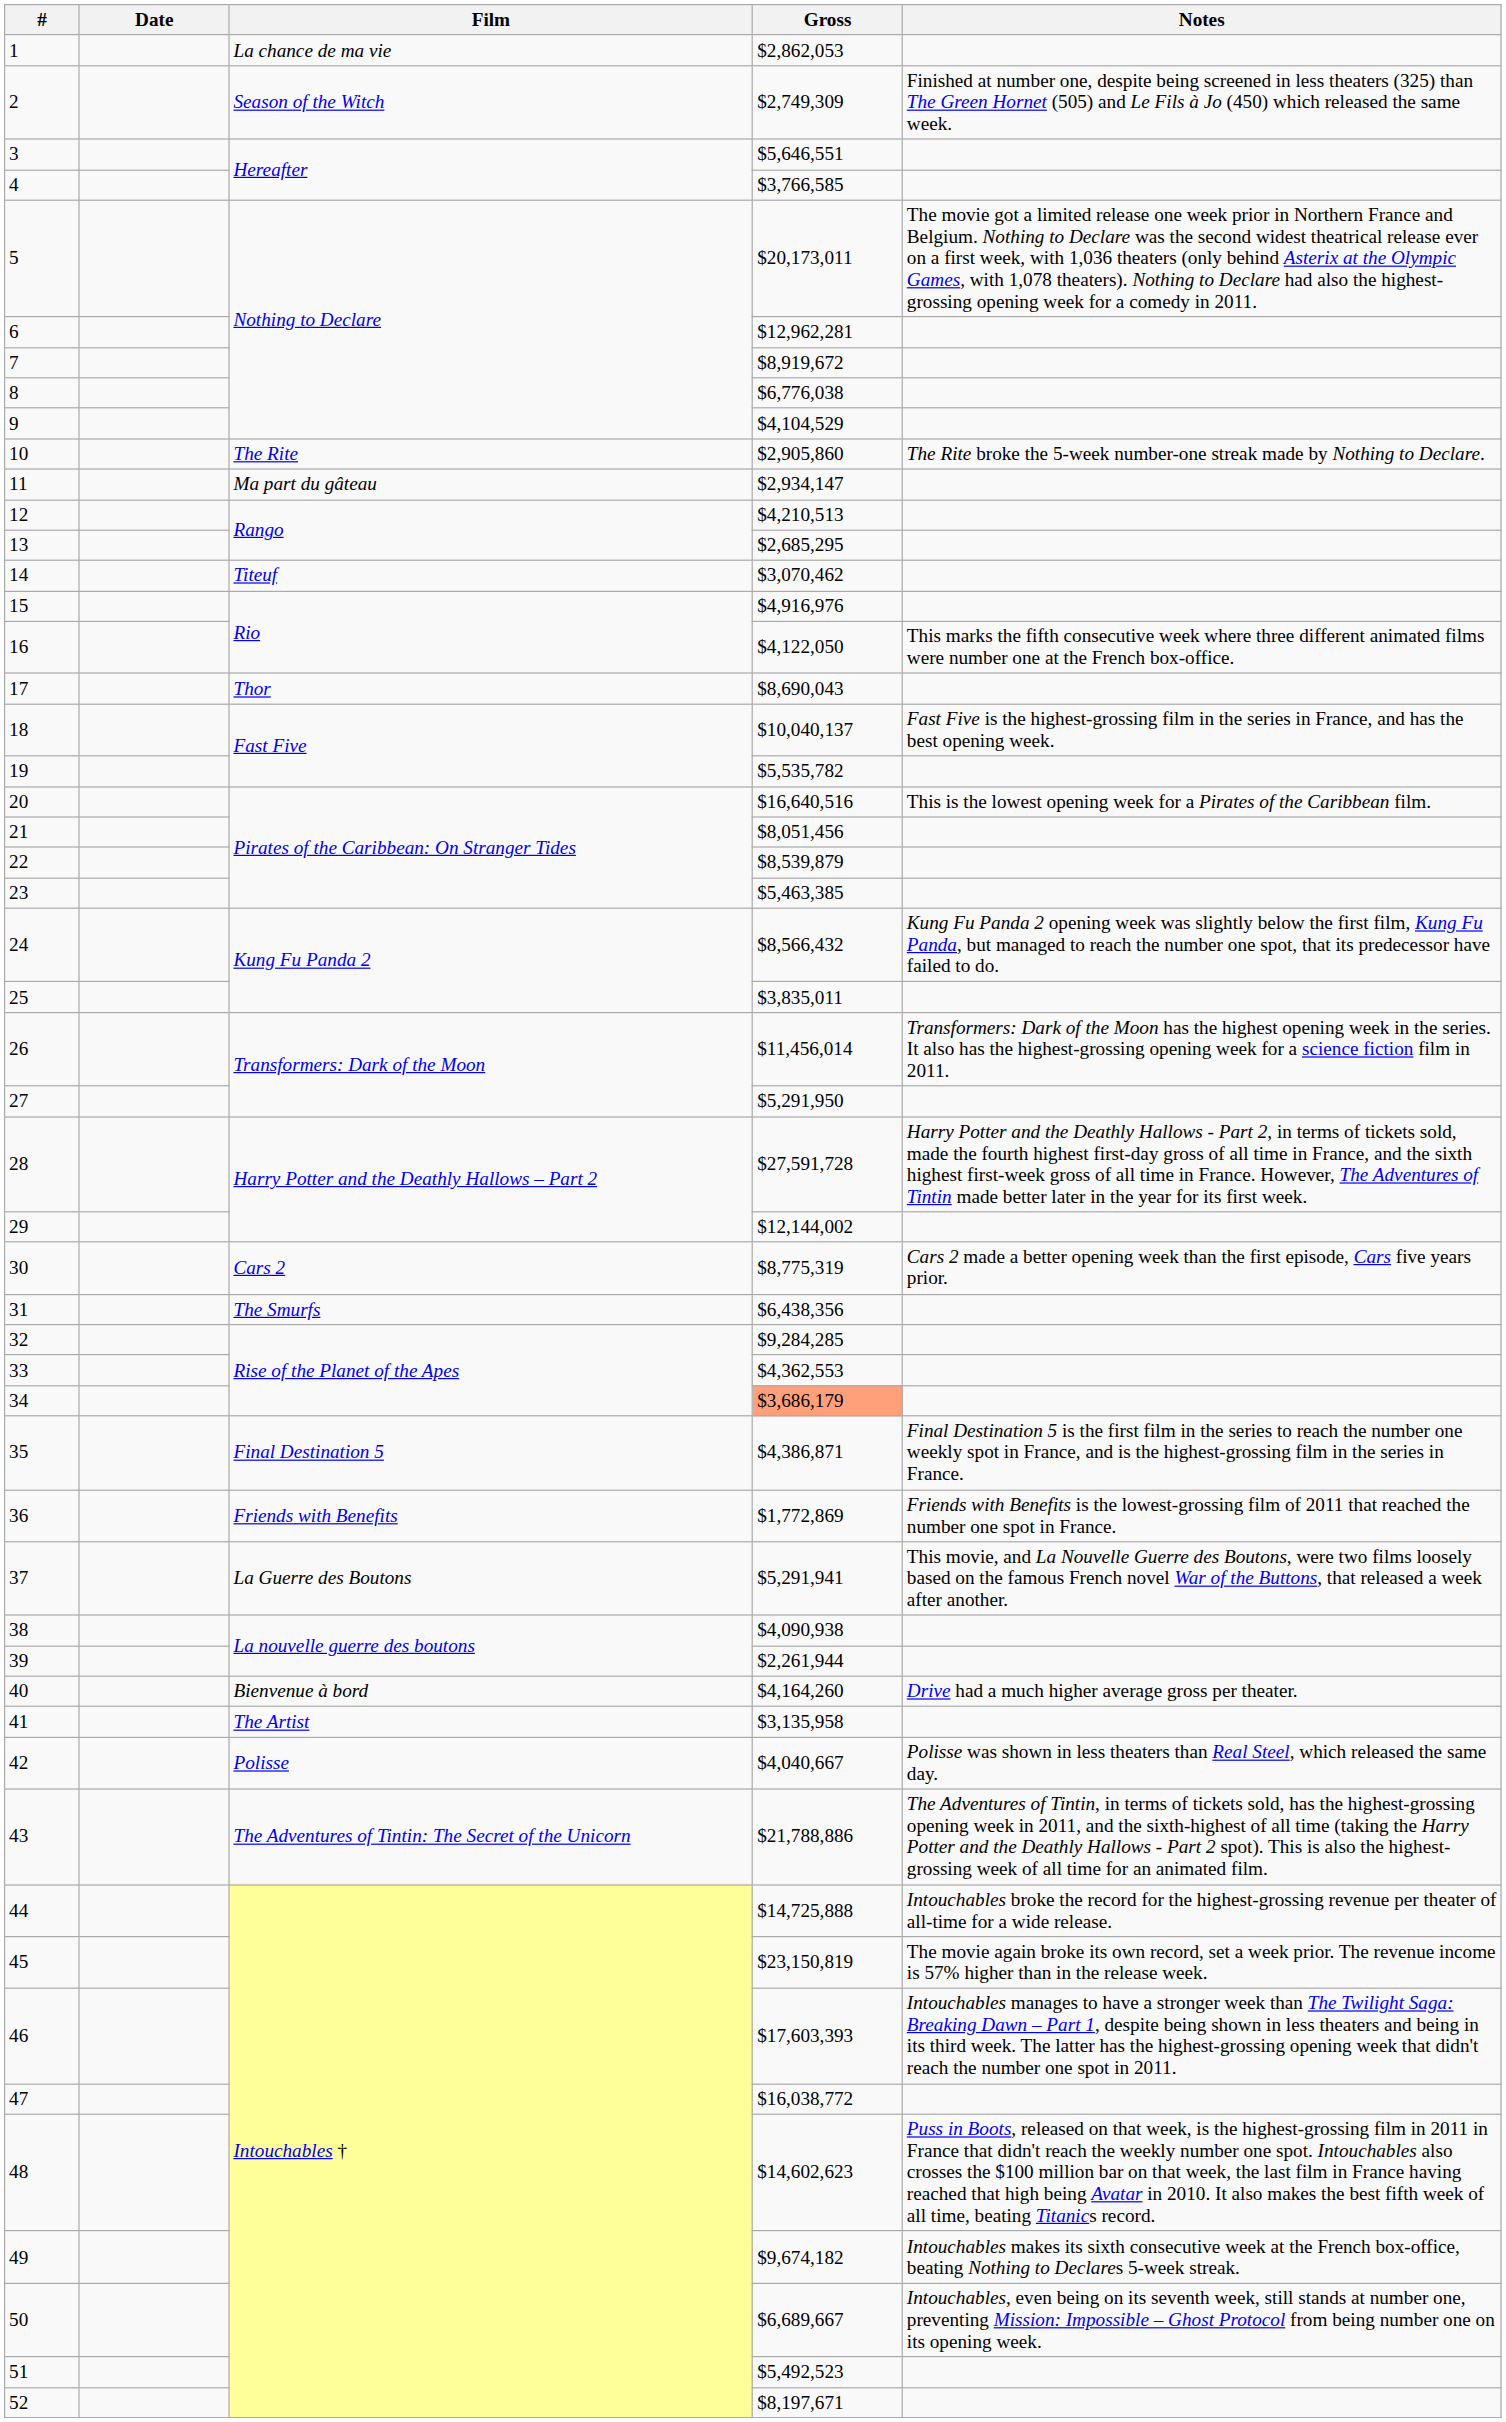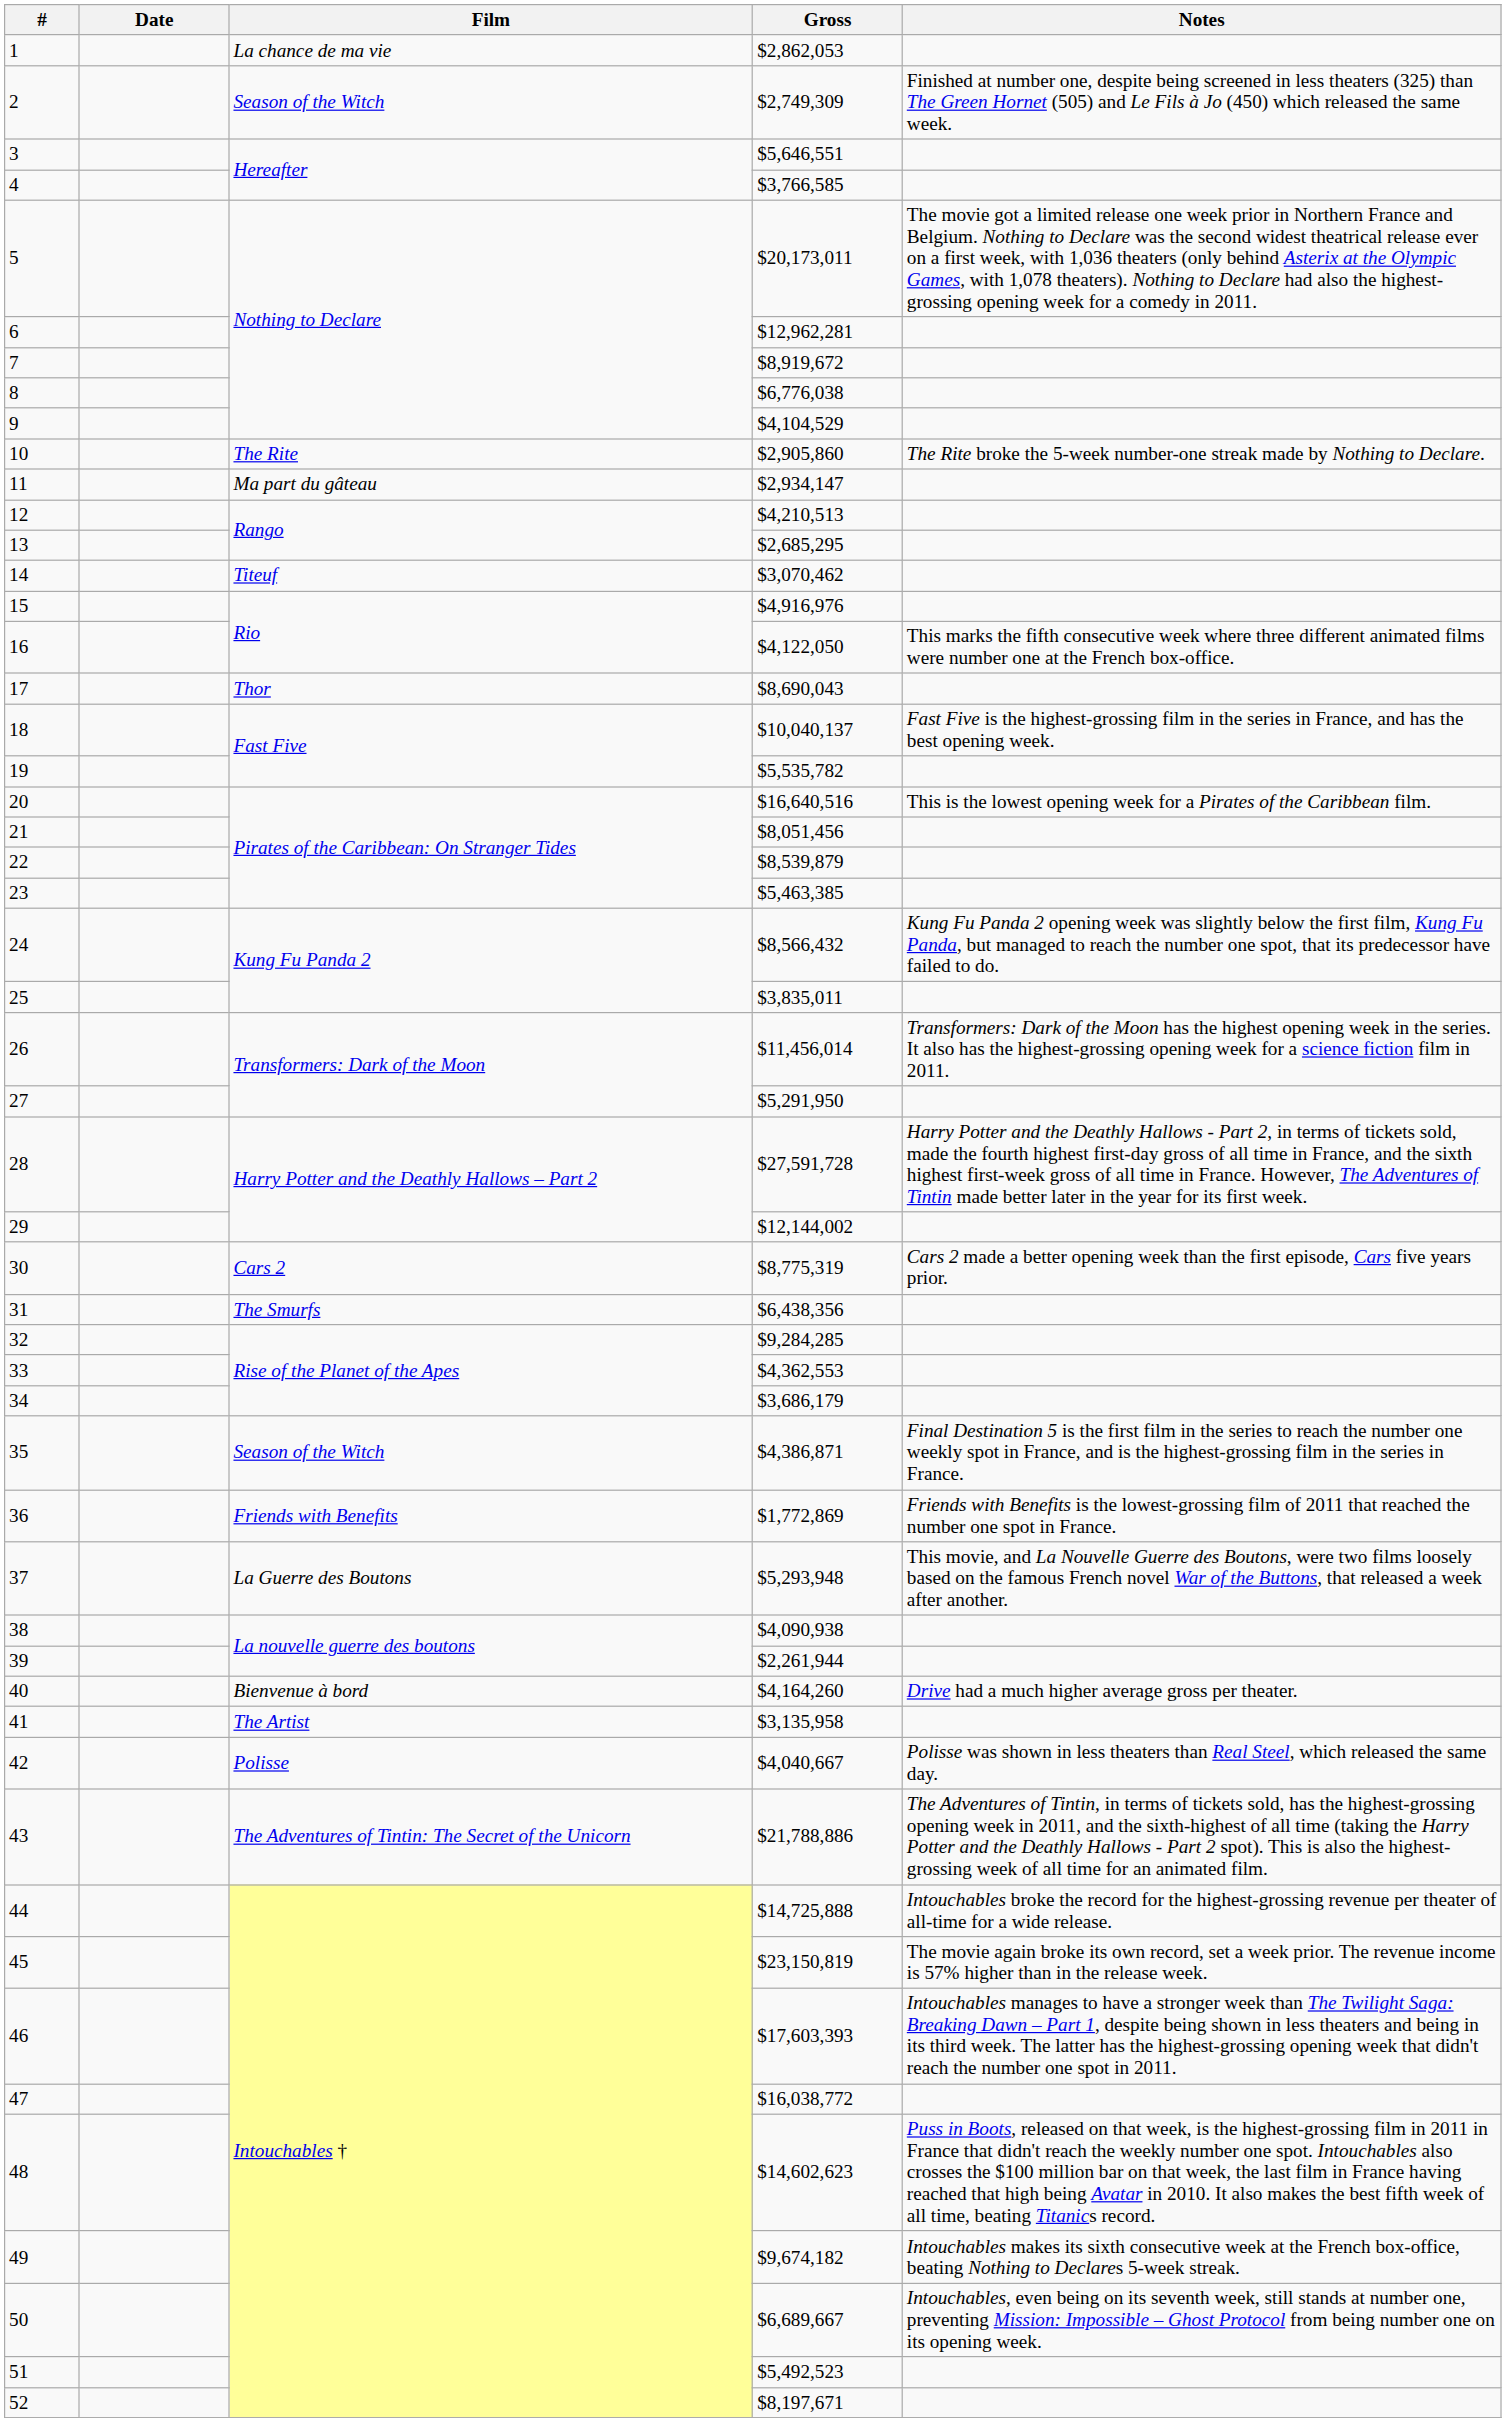(800, 1400) lightsalmon background -> (800, 1400) no background
(309, 1452) Final Destination 5 -> (309, 1452) Season of the Witch
(800, 1578) $5,291,941 -> (800, 1578) $5,293,948
